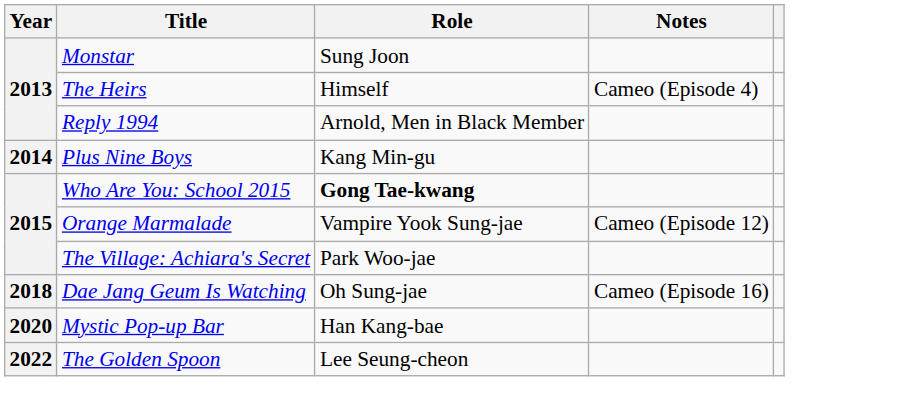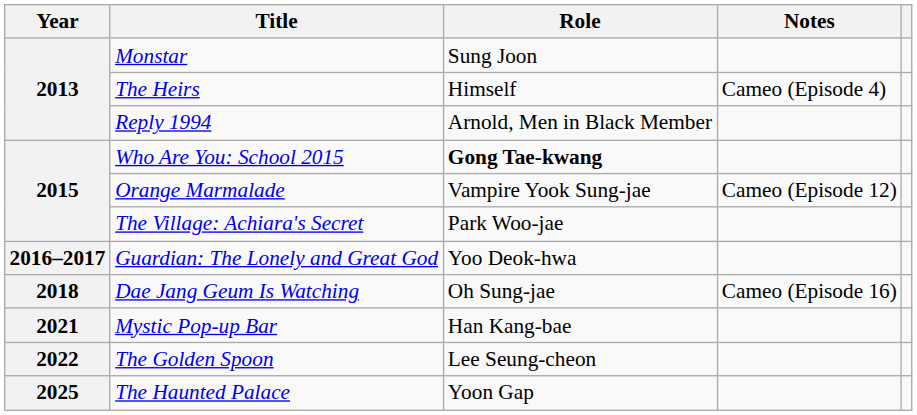- row: (127, 156)
+ row: (277, 257)
(31, 325) 2020 -> (57, 325) 2021
+ row: (203, 392)
